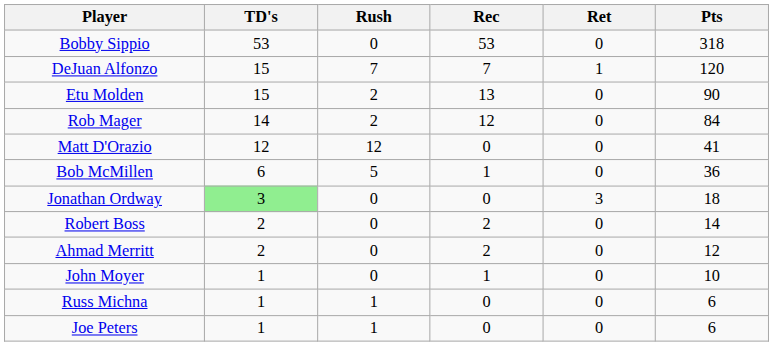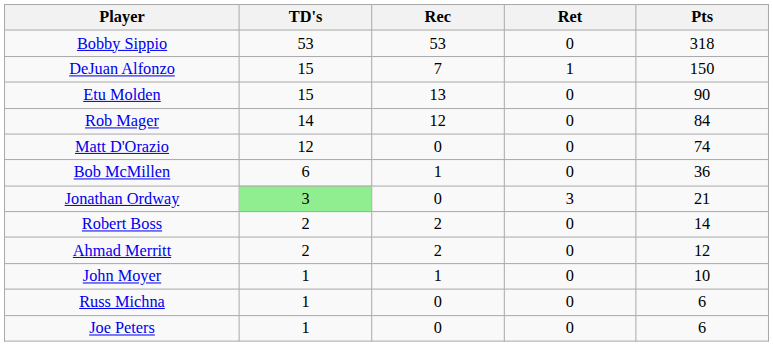- column: (374, 17)
(712, 69) 120 -> (702, 69) 150
(712, 146) 41 -> (702, 146) 74
(712, 198) 18 -> (702, 198) 21
